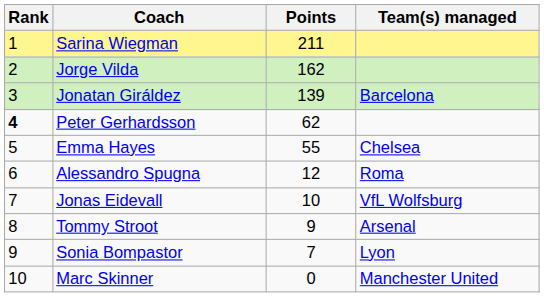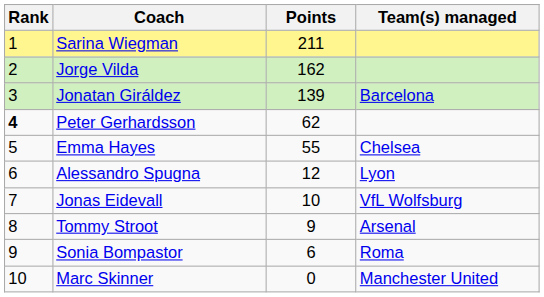(382, 174) Roma -> (377, 174) Lyon
(311, 252) 7 -> (311, 252) 6
(377, 252) Lyon -> (382, 252) Roma
